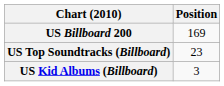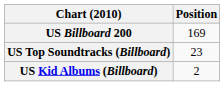(196, 71) 3 -> (196, 71) 2
